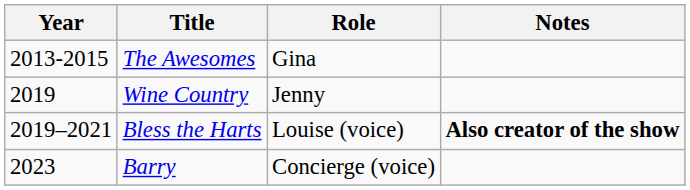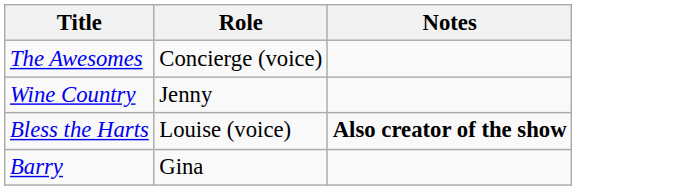- column: (61, 22)
(294, 58) Gina -> (241, 58) Concierge (voice)
(353, 166) Concierge (voice) -> (181, 166) Gina
